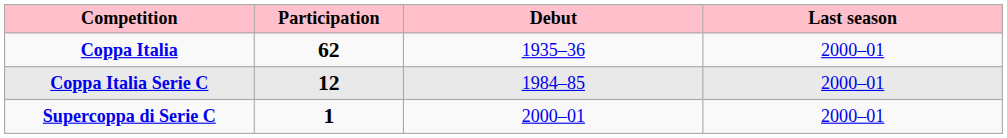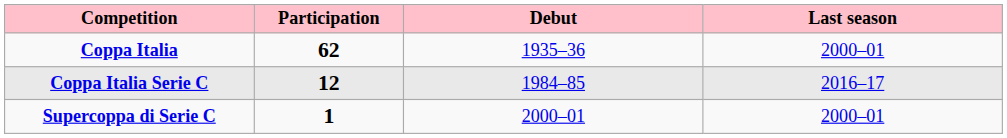(853, 82) 2000–01 -> (853, 82) 2016–17
